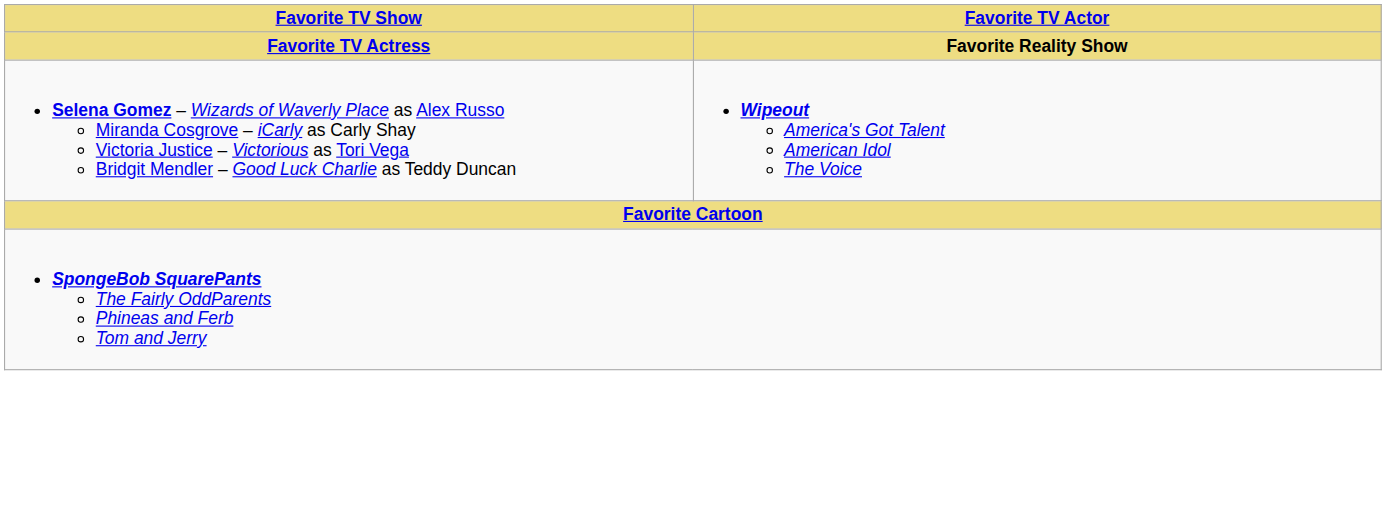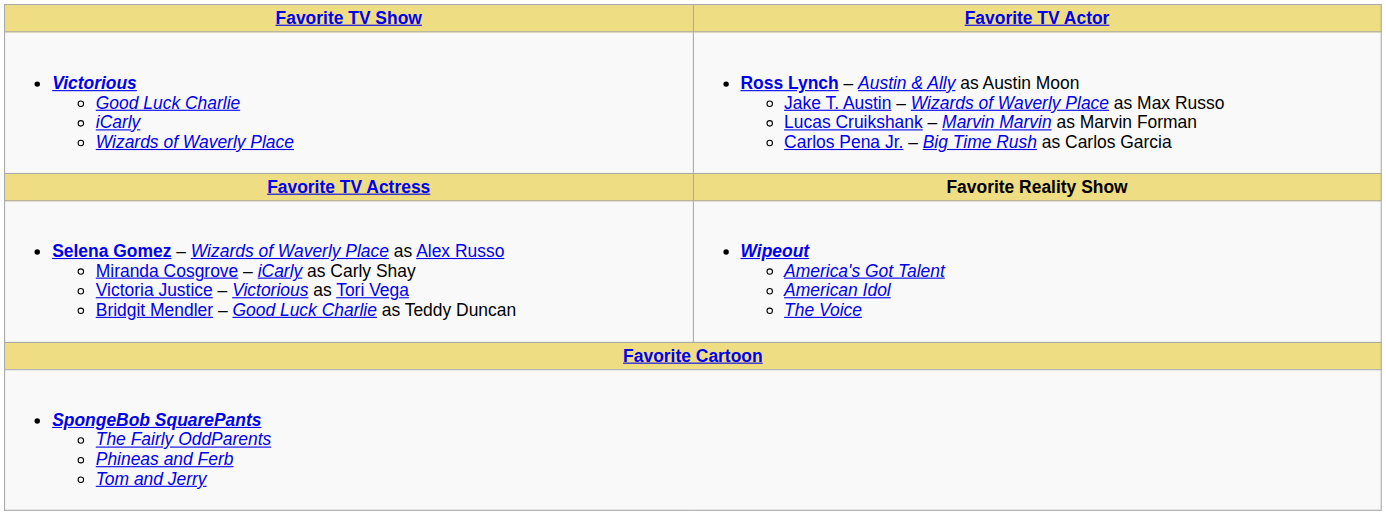+ row: (349, 113)
